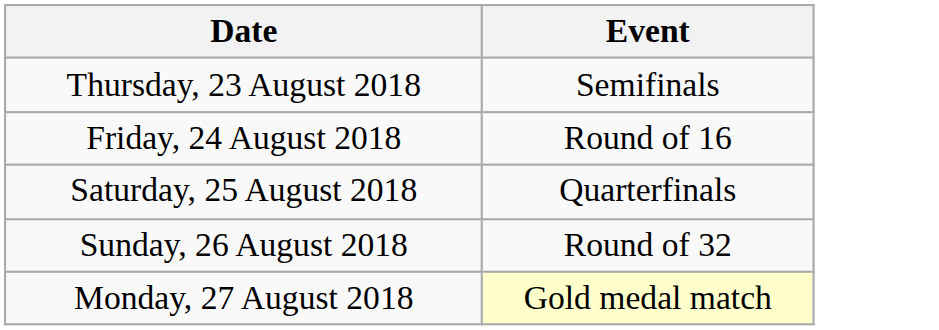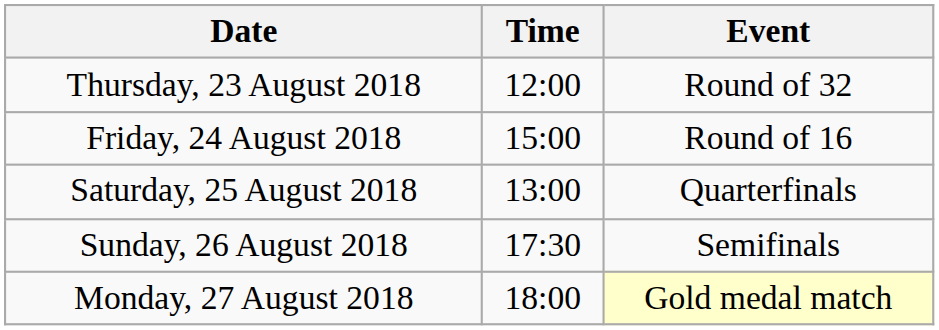+ column: (543, 31)
(648, 84) Semifinals -> (768, 84) Round of 32
(648, 244) Round of 32 -> (768, 244) Semifinals
